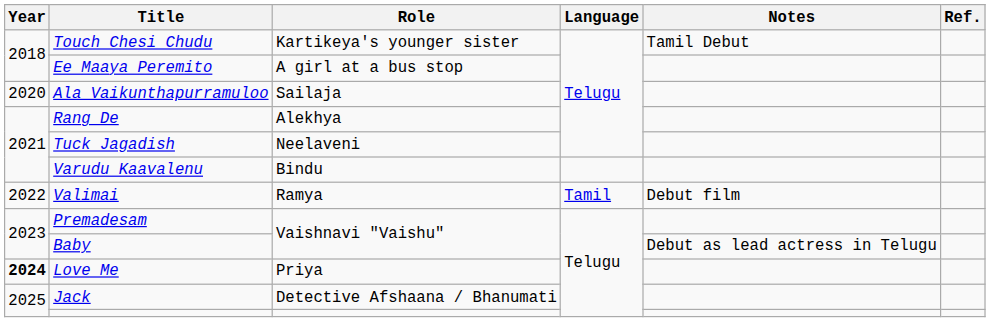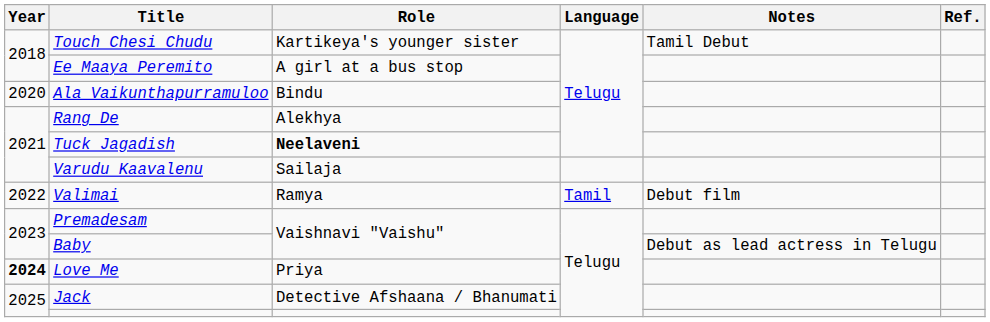(309, 94) Sailaja -> (299, 94) Bindu
(318, 144) normal -> (318, 144) bold
(299, 170) Bindu -> (309, 170) Sailaja
